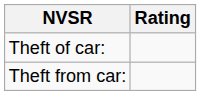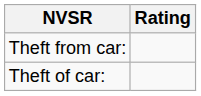rows swapped: (57, 47) <-> (68, 76)
